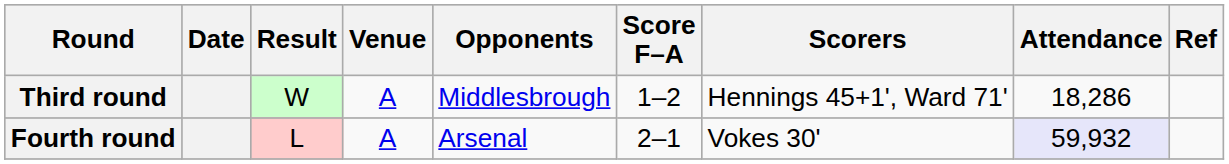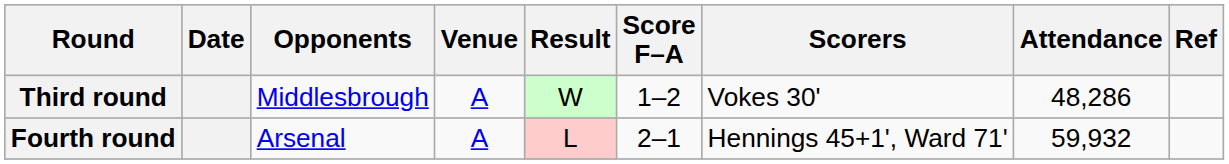columns swapped: (524, 40) <-> (297, 40)
(858, 96) Hennings 45+1', Ward 71' -> (764, 96) Vokes 30'
(1091, 96) 18,286 -> (1091, 96) 48,286
(764, 138) Vokes 30' -> (858, 138) Hennings 45+1', Ward 71'
(1091, 138) lavender background -> (1091, 138) no background
